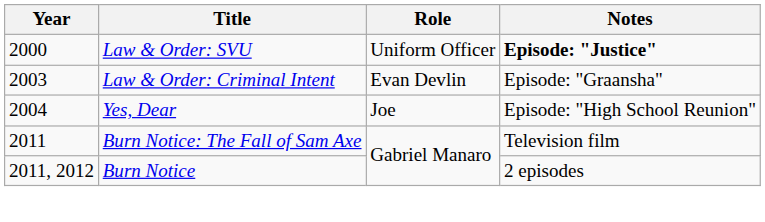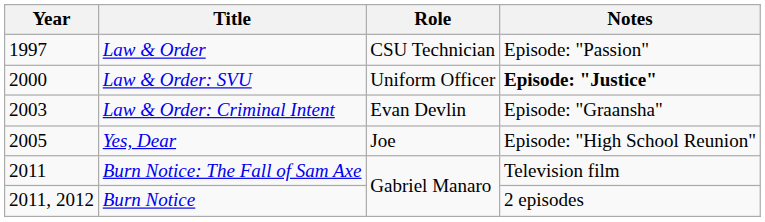+ row: (154, 49)
(28, 110) 2004 -> (28, 140) 2005
